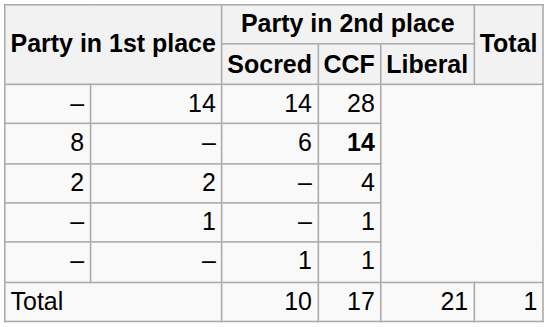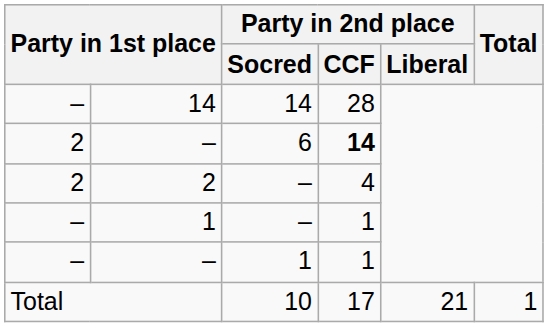(77, 143) 8 -> (77, 143) 2
